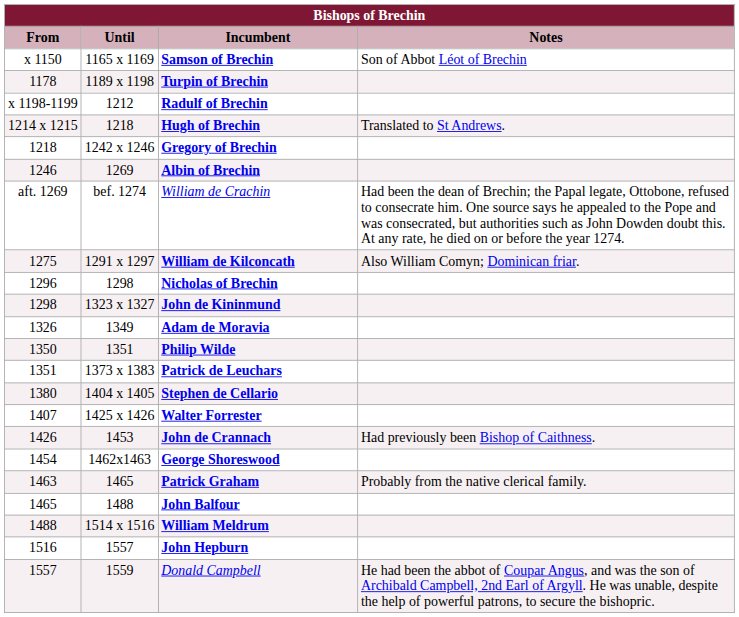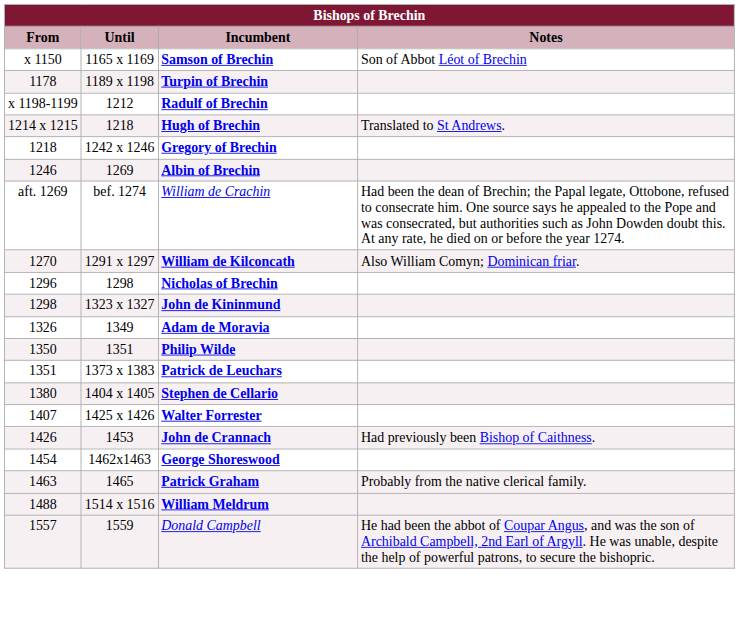(43, 261) 1275 -> (43, 261) 1270
- row: (201, 504)
- row: (205, 548)
